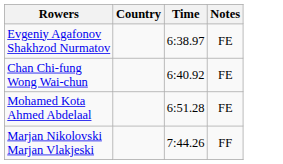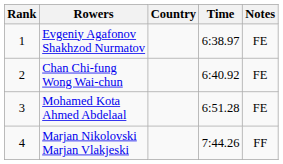+ column: (22, 14)
